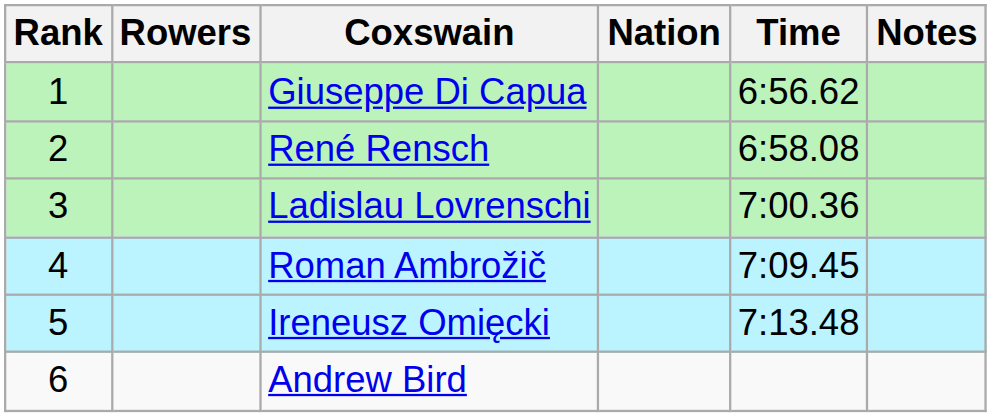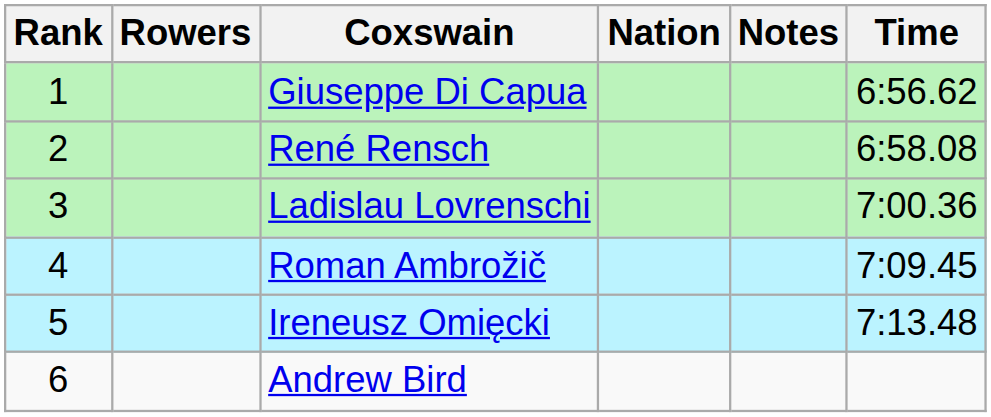columns swapped: (799, 33) <-> (927, 33)
